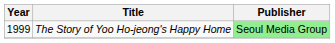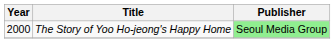(19, 29) 1999 -> (19, 29) 2000
